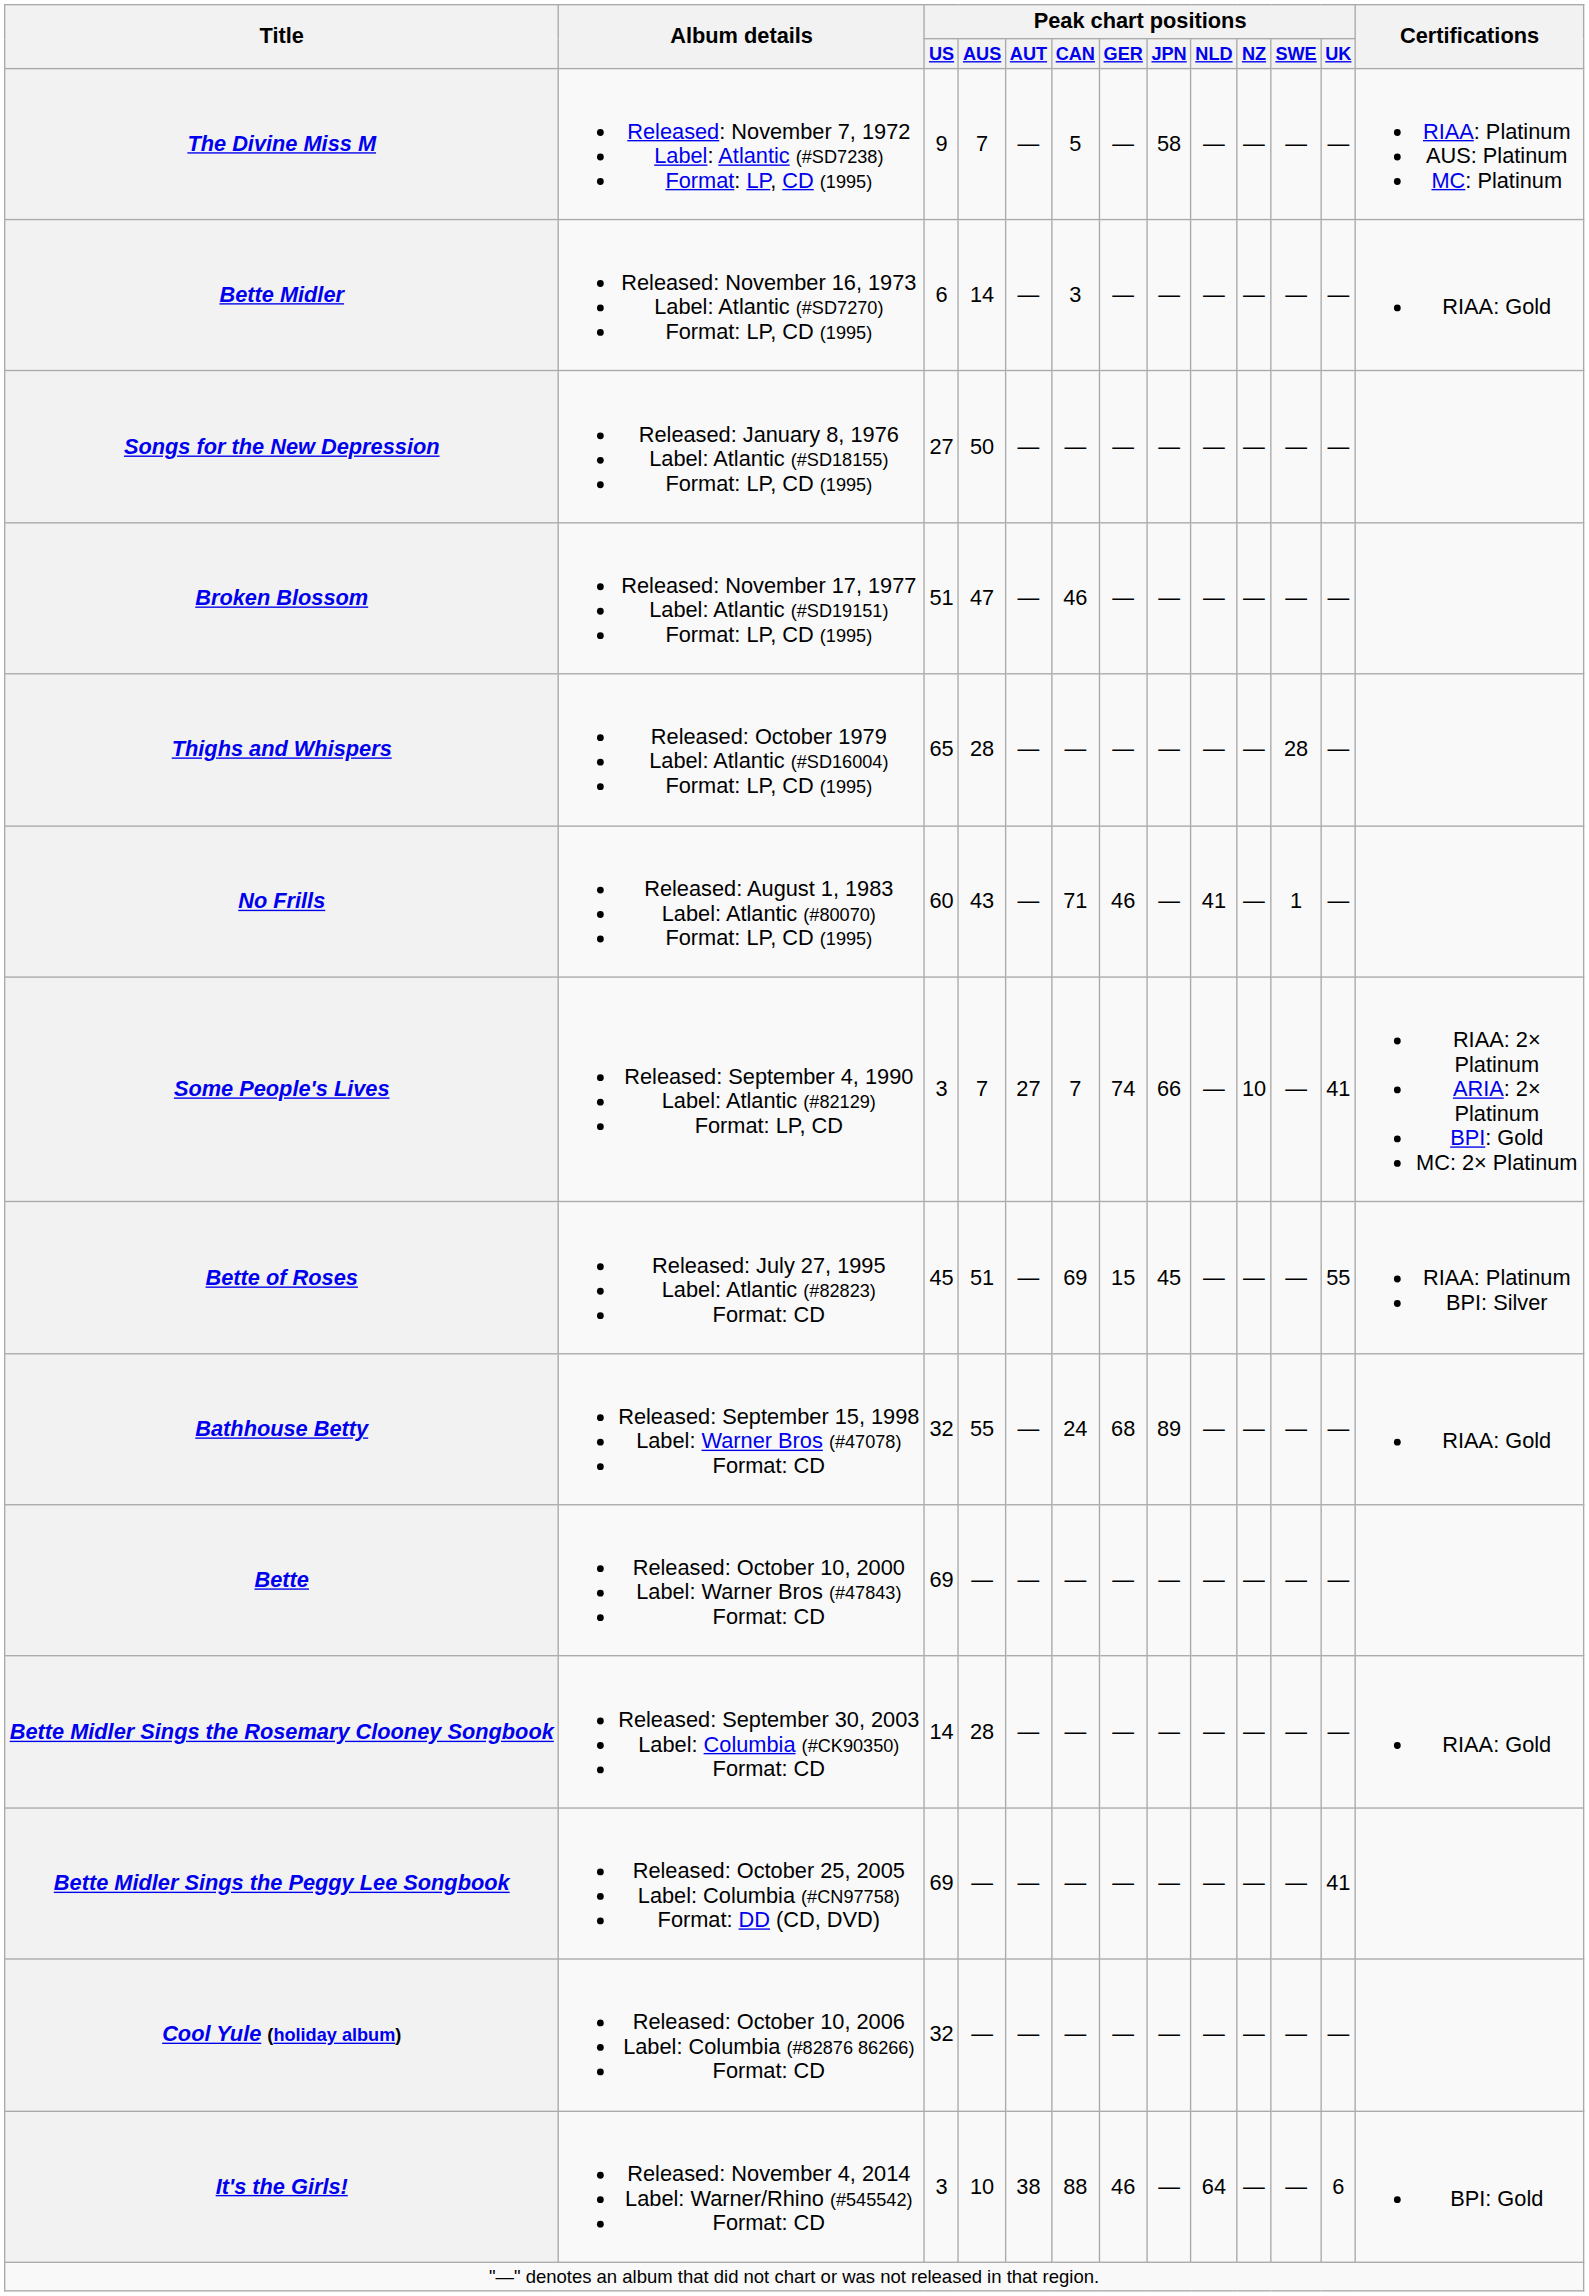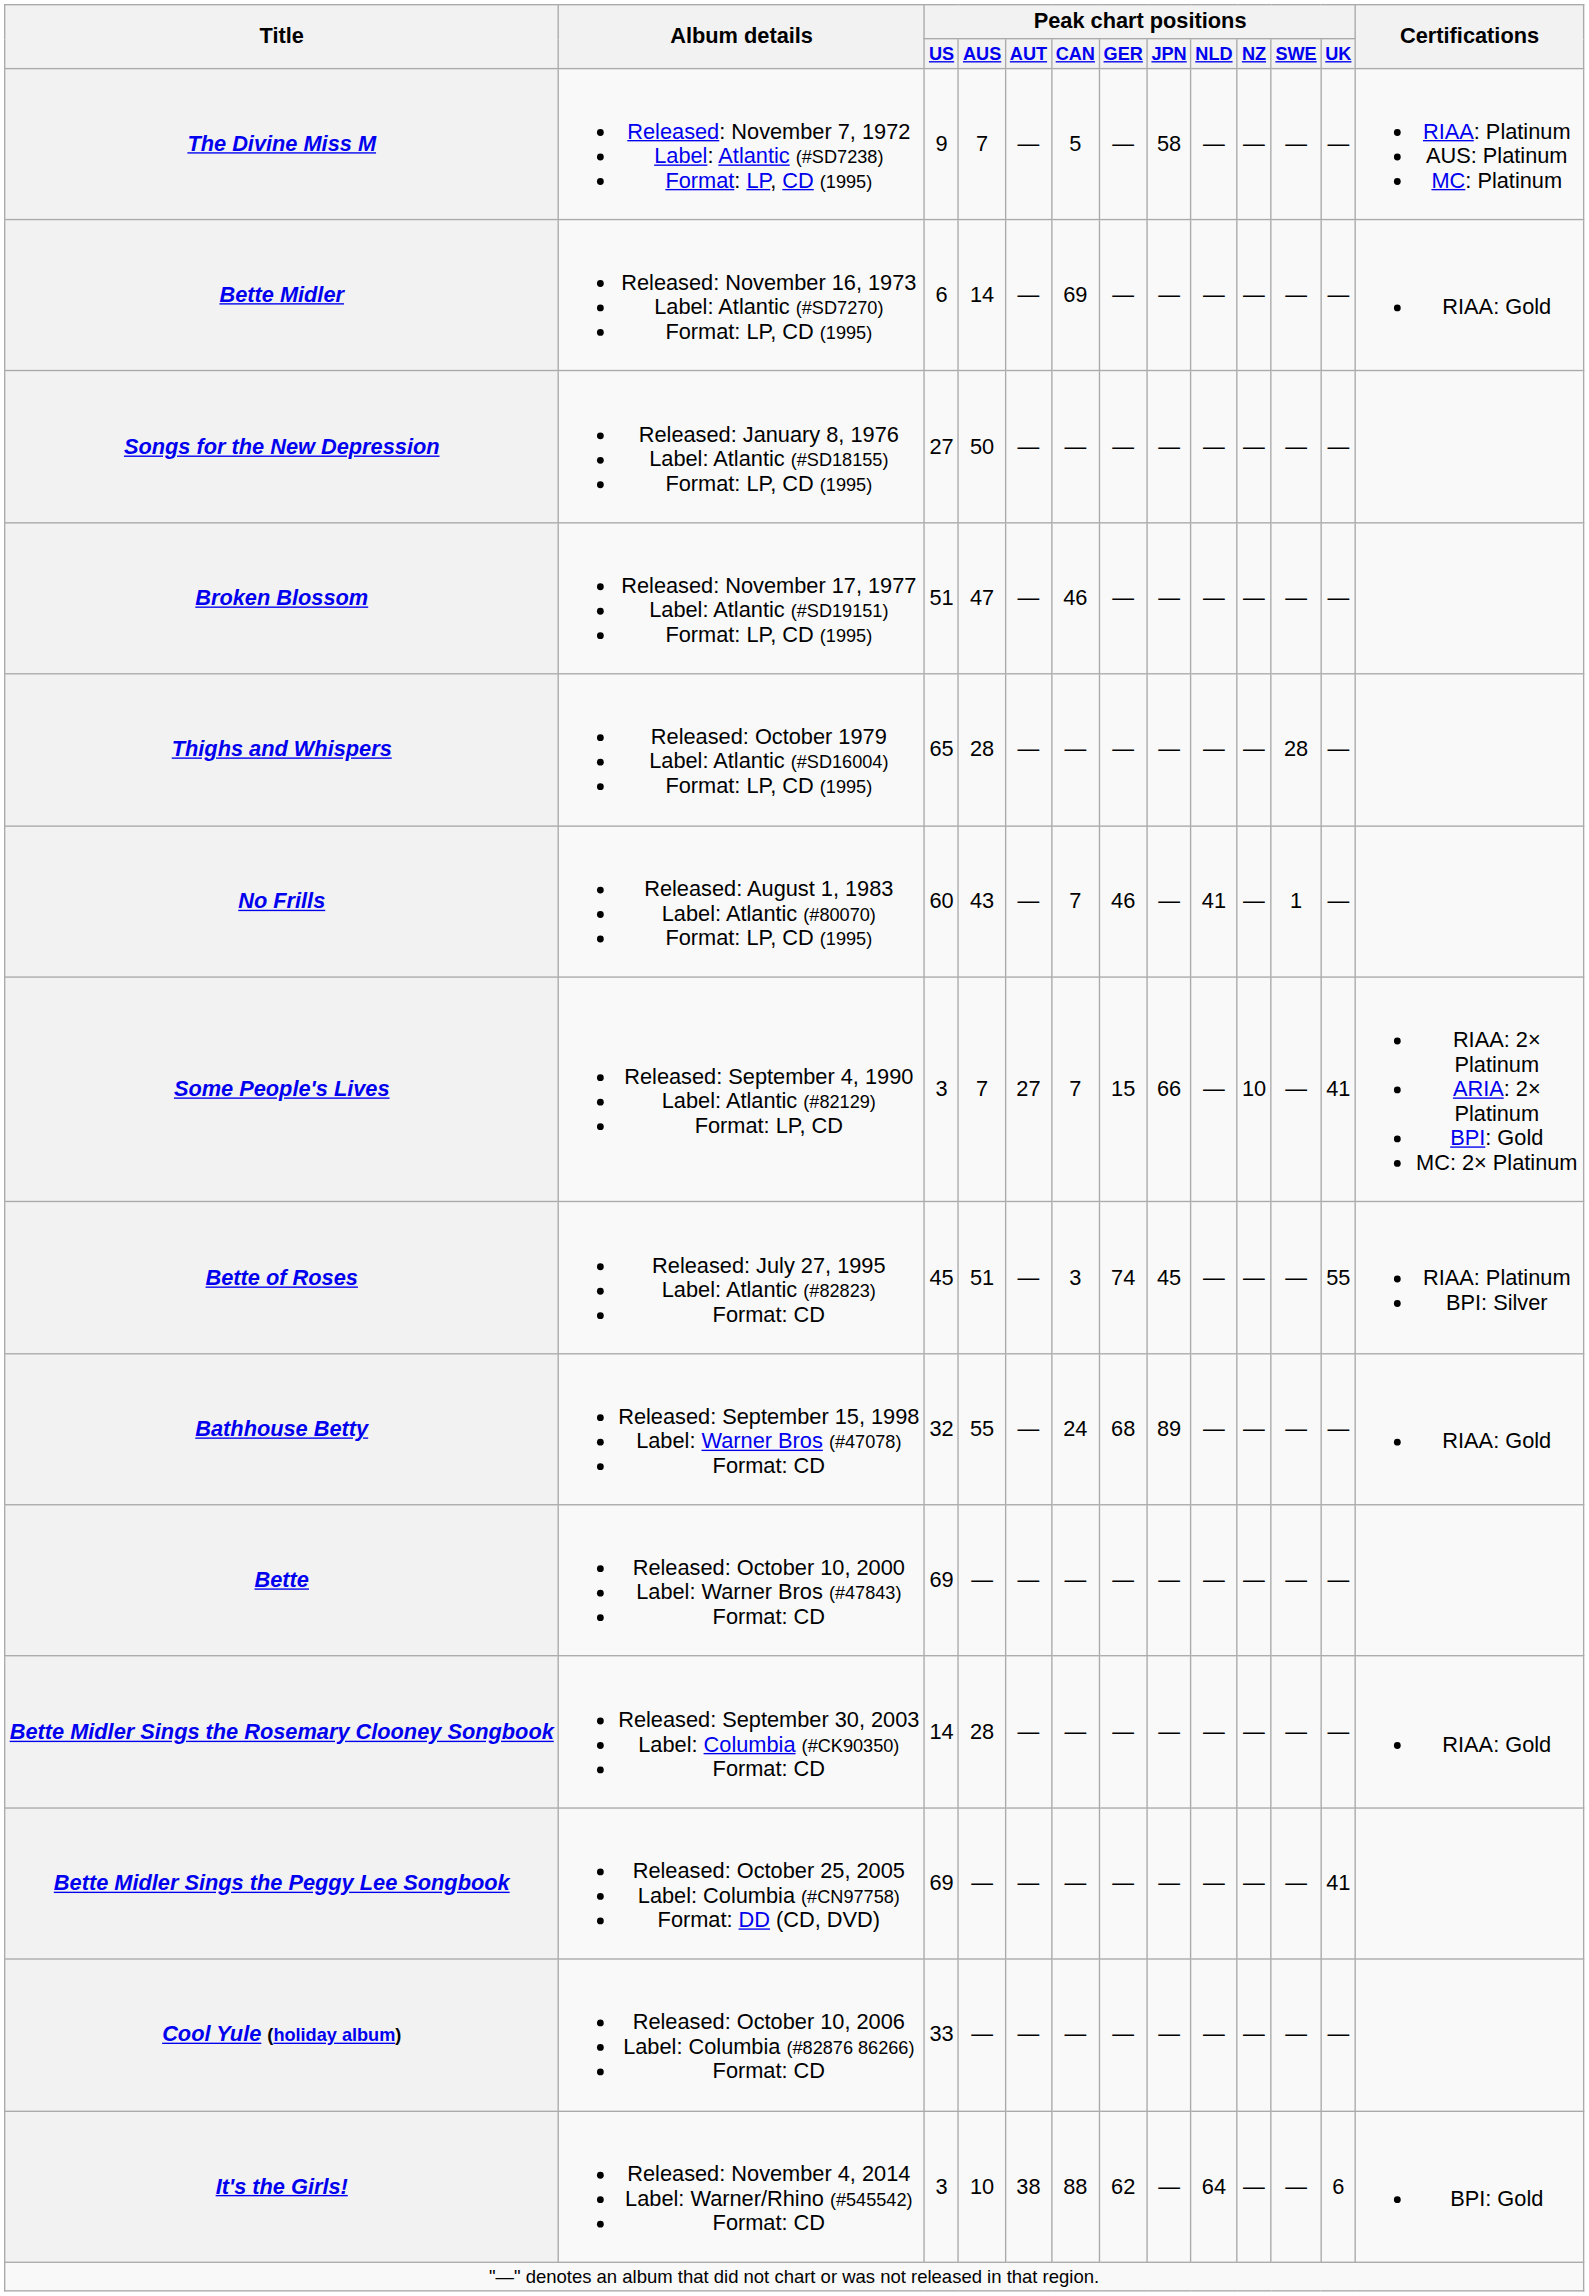(1075, 295) 3 -> (1075, 295) 69
(1075, 901) 71 -> (1075, 901) 7
(1123, 1089) 74 -> (1123, 1089) 15
(1075, 1277) 69 -> (1075, 1277) 3
(1123, 1277) 15 -> (1123, 1277) 74
(942, 2034) 32 -> (942, 2034) 33
(1123, 2186) 46 -> (1123, 2186) 62
